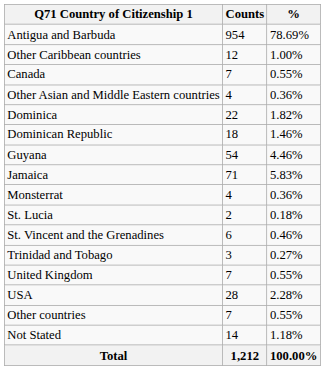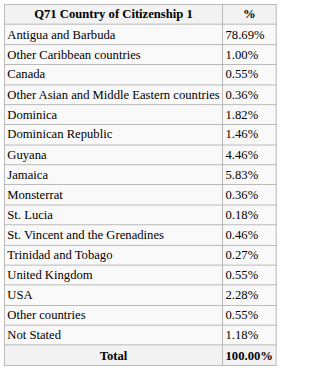- column: (245, 14)
